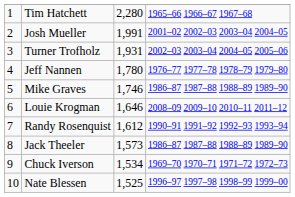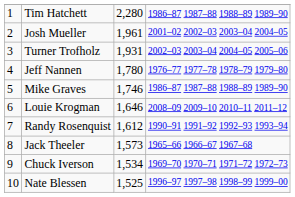(200, 13) 1965–66 1966–67 1967–68 -> (218, 13) 1986–87 1987–88 1988–89 1989–90
(130, 32) 1,991 -> (130, 32) 1,961
(218, 145) 1986–87 1987–88 1988–89 1989–90 -> (200, 145) 1965–66 1966–67 1967–68
